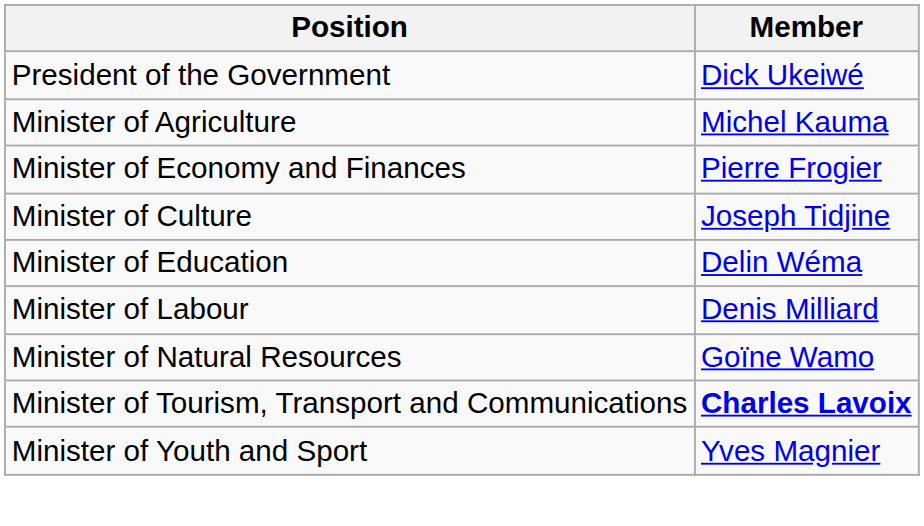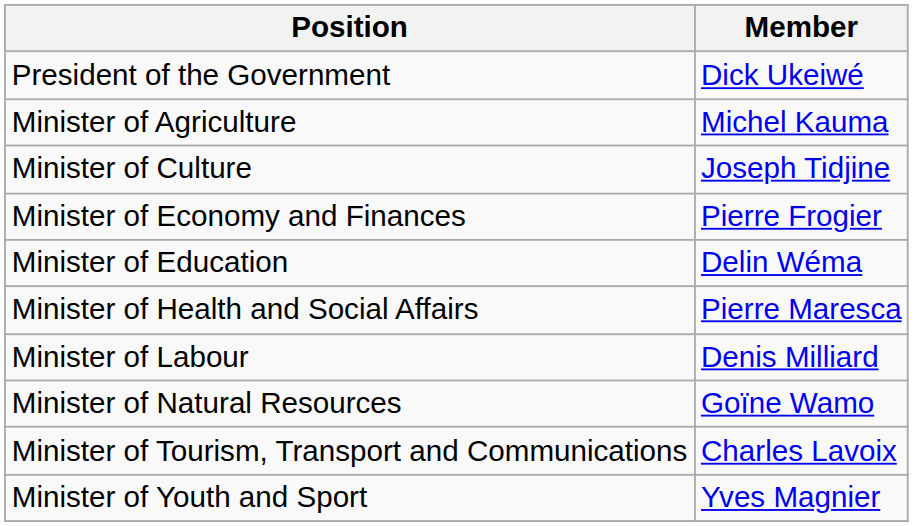rows swapped: (132, 215) <-> (239, 168)
+ row: (245, 309)
(806, 403) bold -> (799, 450) normal
